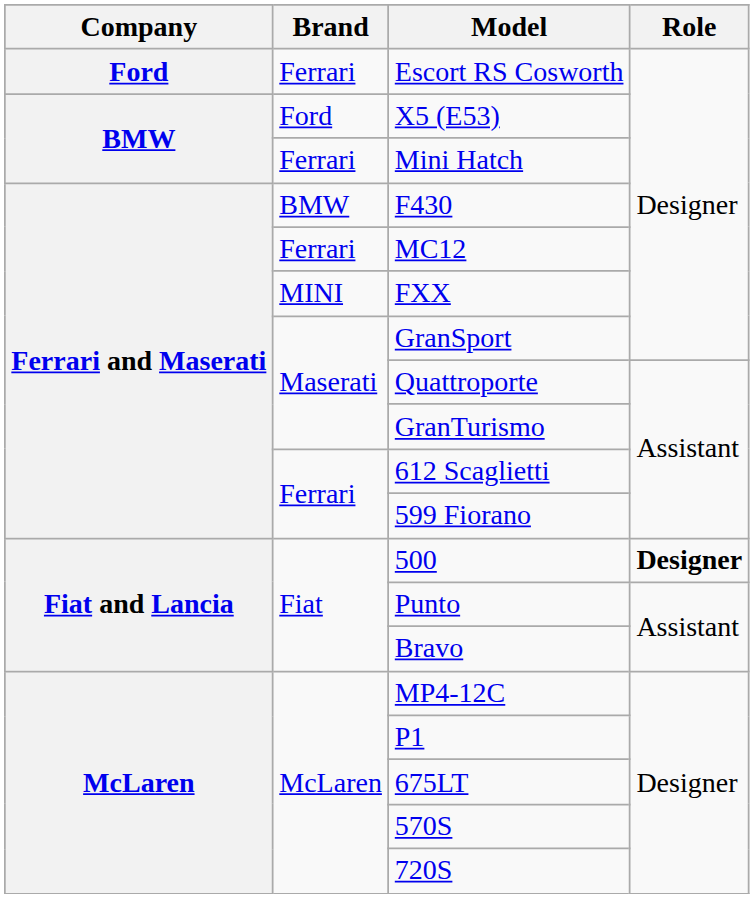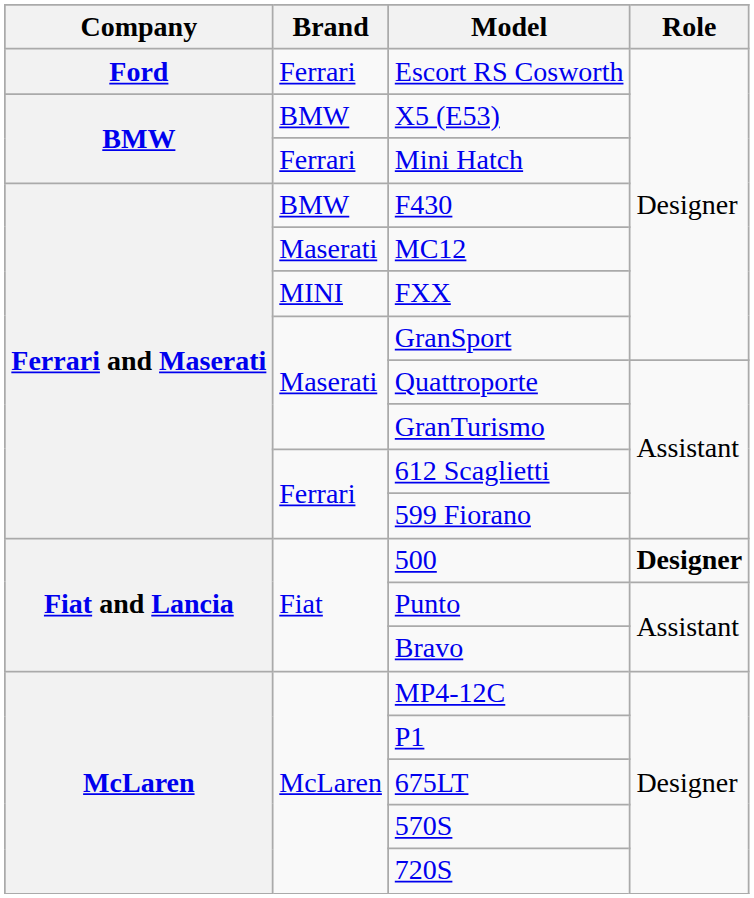(306, 115) Ford -> (314, 115) BMW
(317, 248) Ferrari -> (328, 248) Maserati
